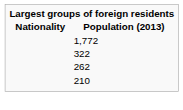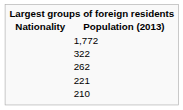+ row: (82, 81)
